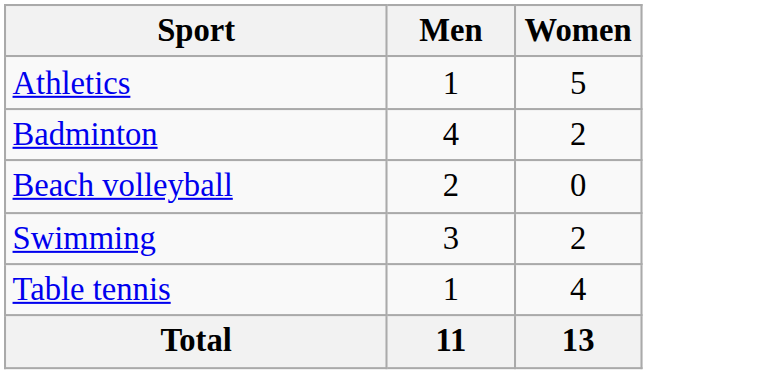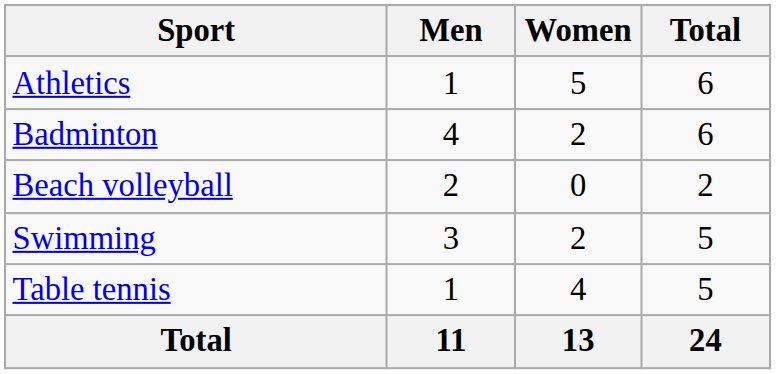+ column: (705, 30)
